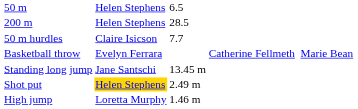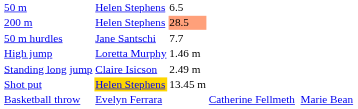(179, 22) no background -> (179, 22) lightsalmon background
(126, 38) Claire Isicson -> (126, 38) Jane Santschi
rows swapped: (28, 99) <-> (42, 53)
(126, 69) Jane Santschi -> (126, 69) Claire Isicson
(188, 69) 13.45 m -> (185, 69) 2.49 m
(185, 84) 2.49 m -> (188, 84) 13.45 m
